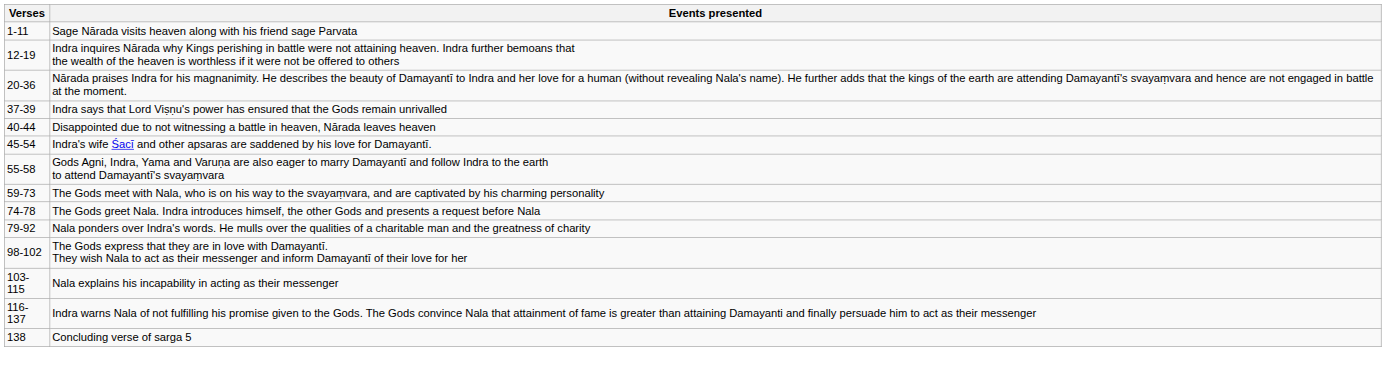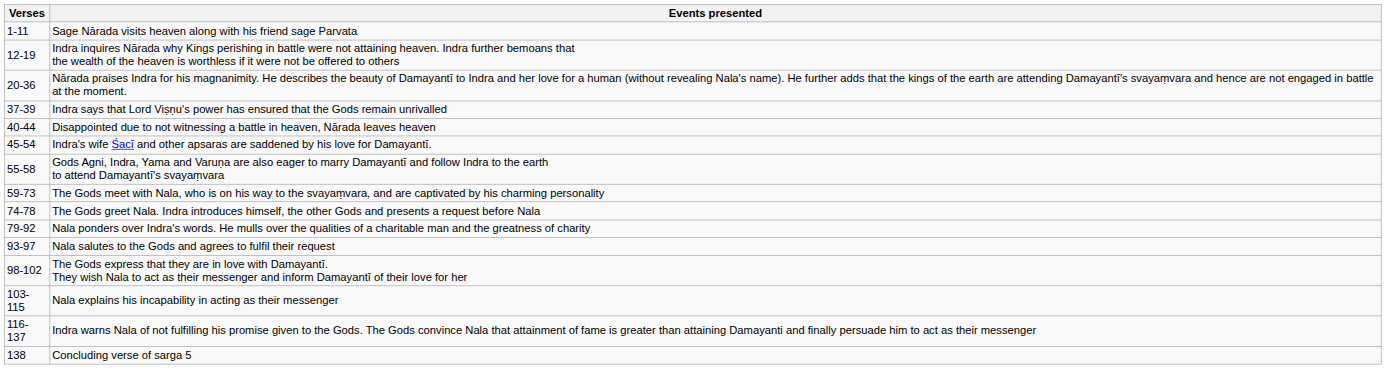+ row: (193, 246)
